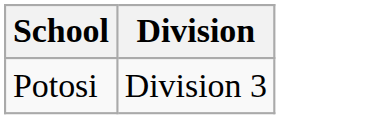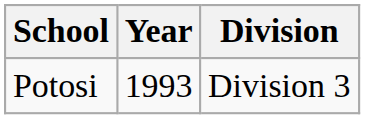+ column: (159, 31)
